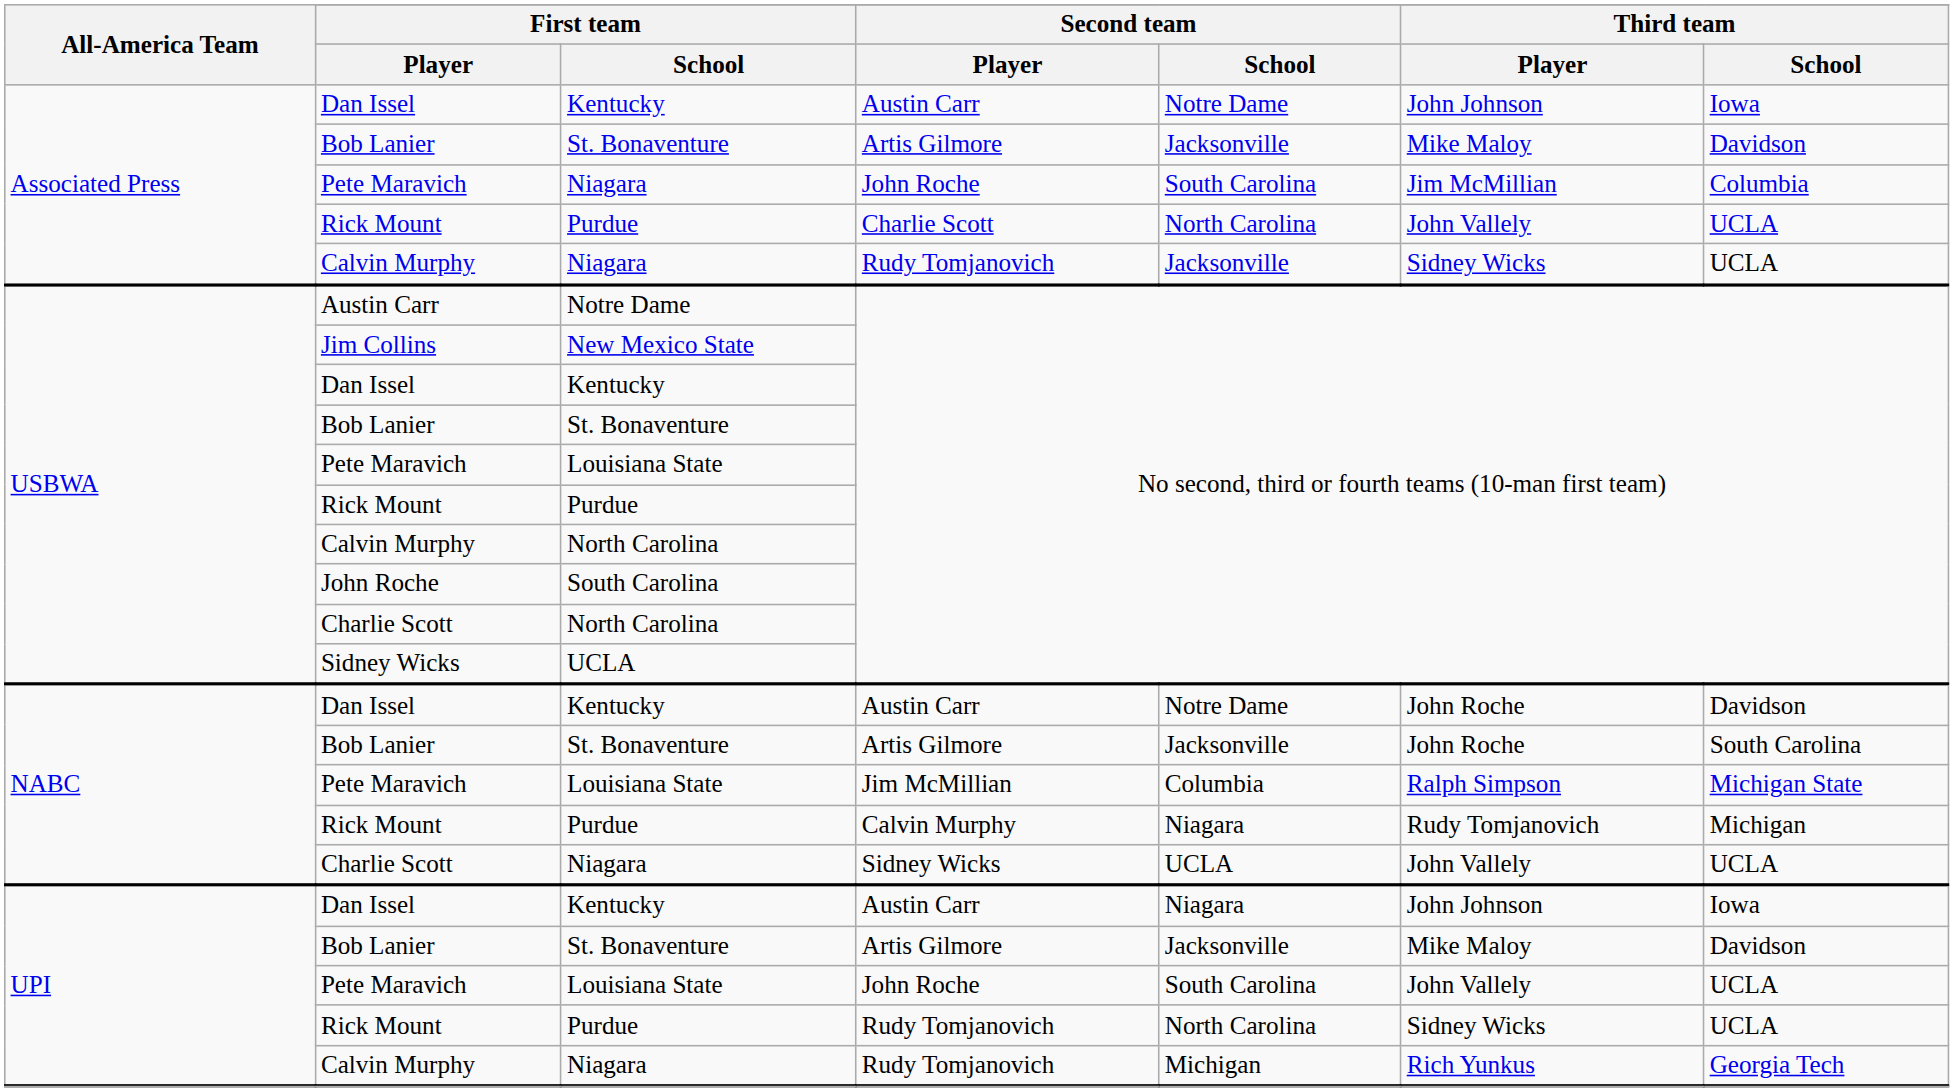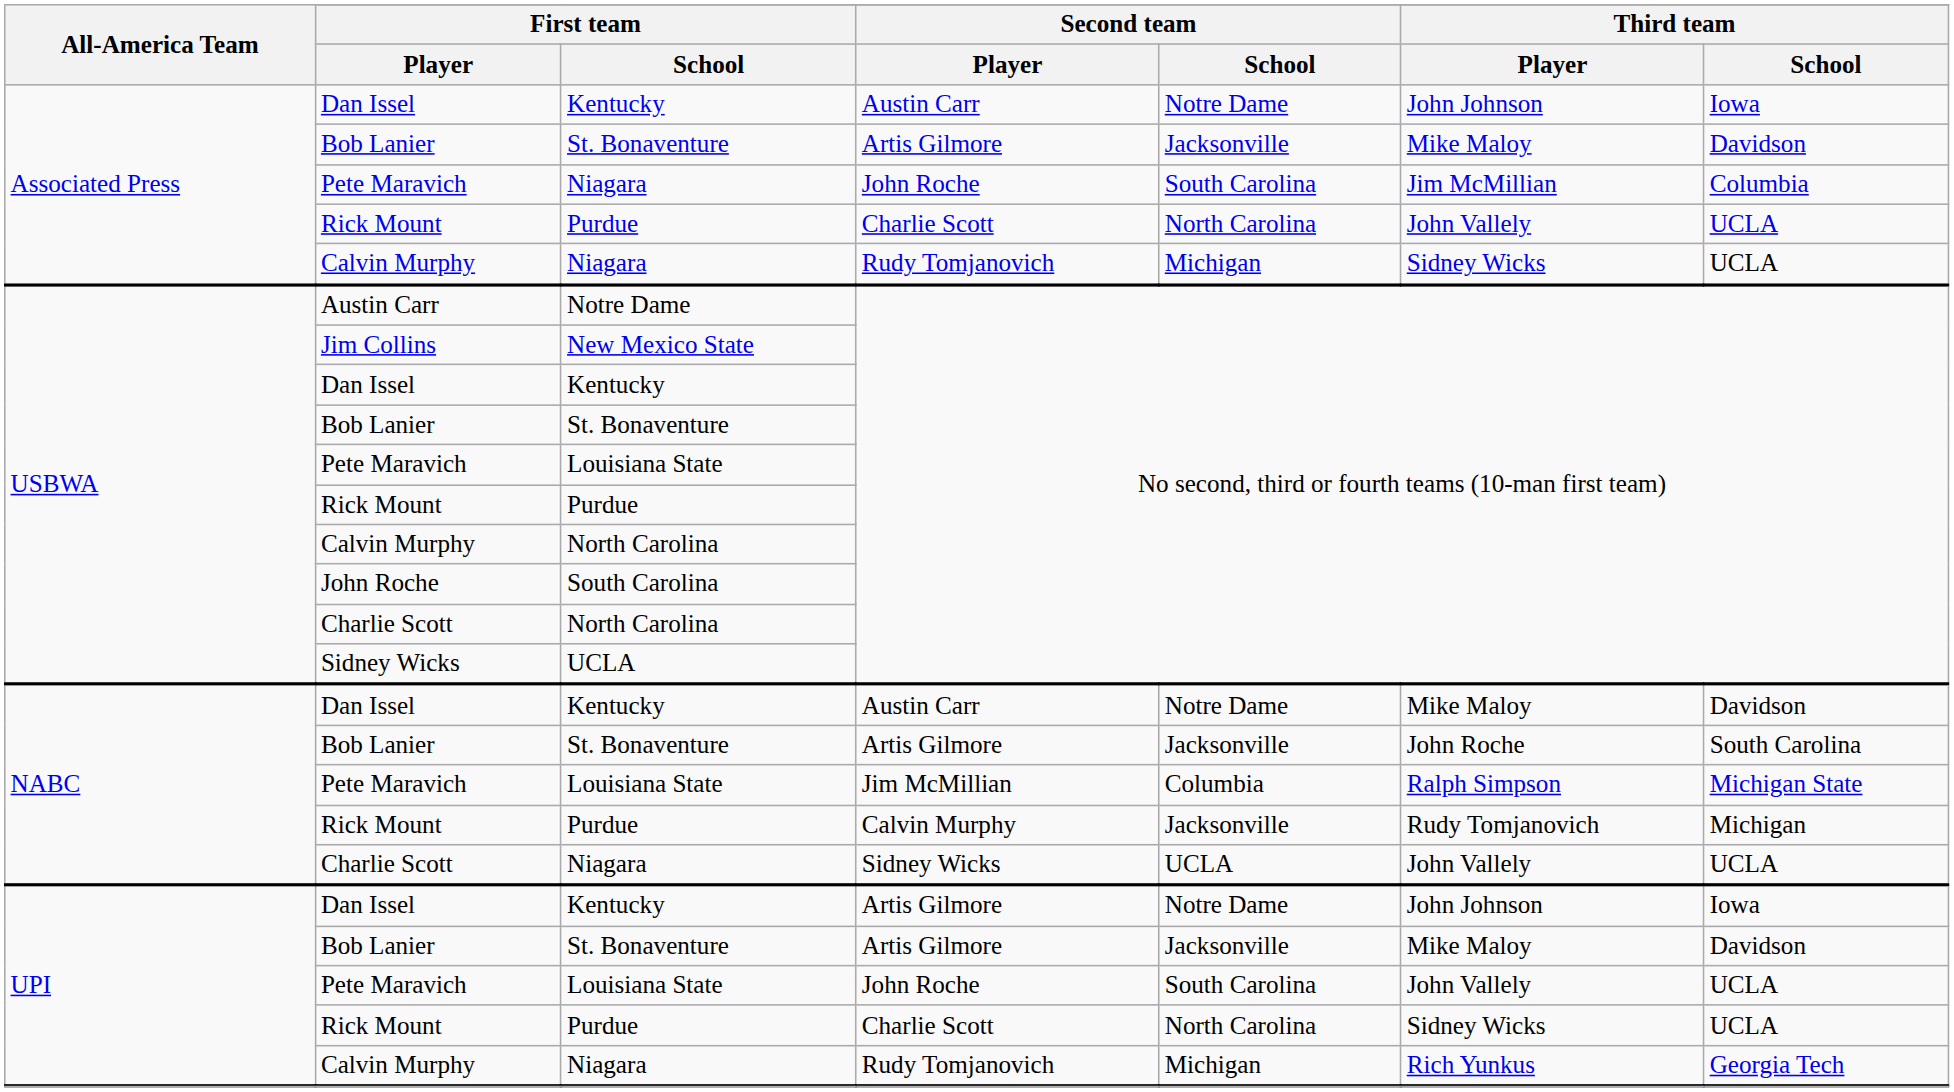(1227, 263) Jacksonville -> (1213, 263) Michigan
(1466, 704) John Roche -> (1469, 704) Mike Maloy
(1204, 824) Niagara -> (1227, 824) Jacksonville
(921, 905) Austin Carr -> (932, 905) Artis Gilmore
(1204, 905) Niagara -> (1226, 905) Notre Dame
(958, 1025) Rudy Tomjanovich -> (928, 1025) Charlie Scott
